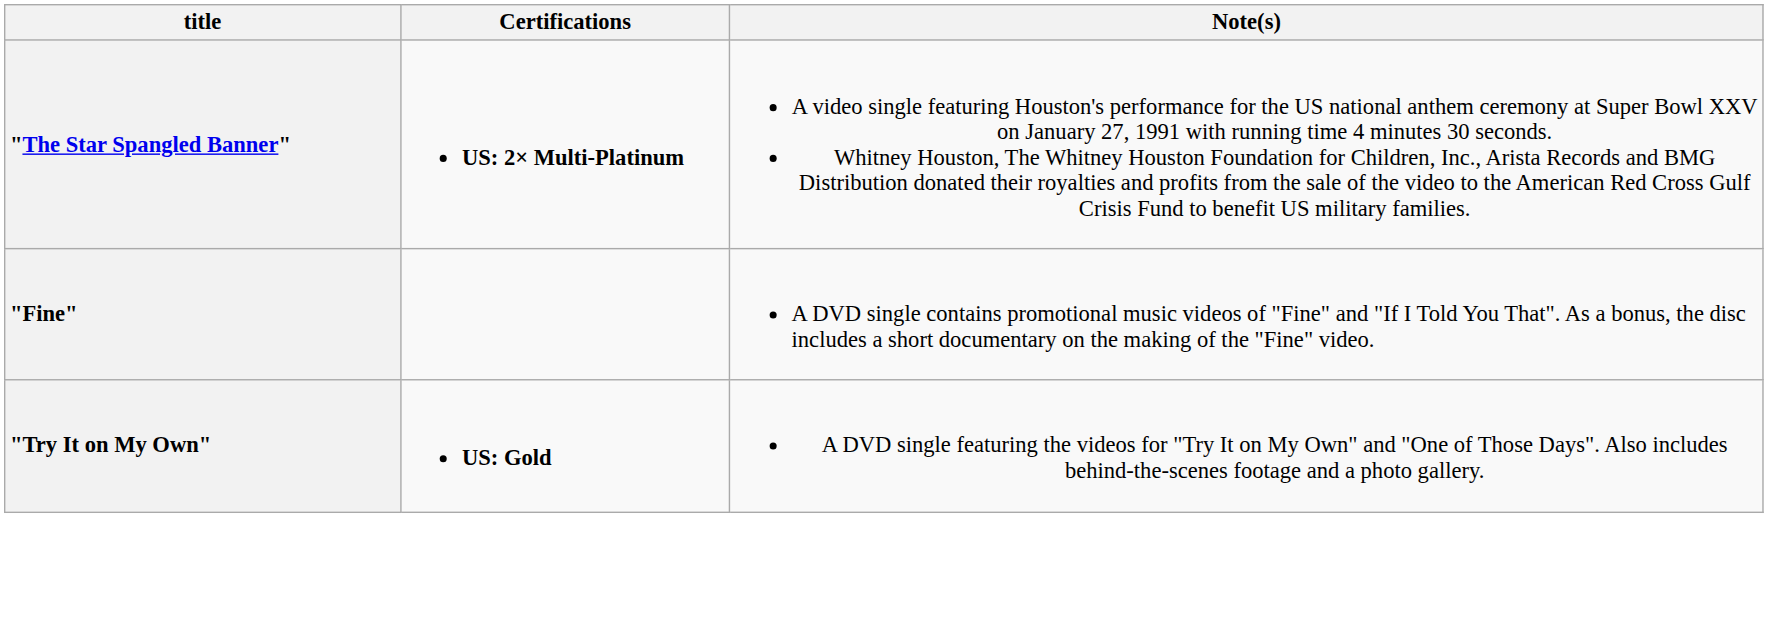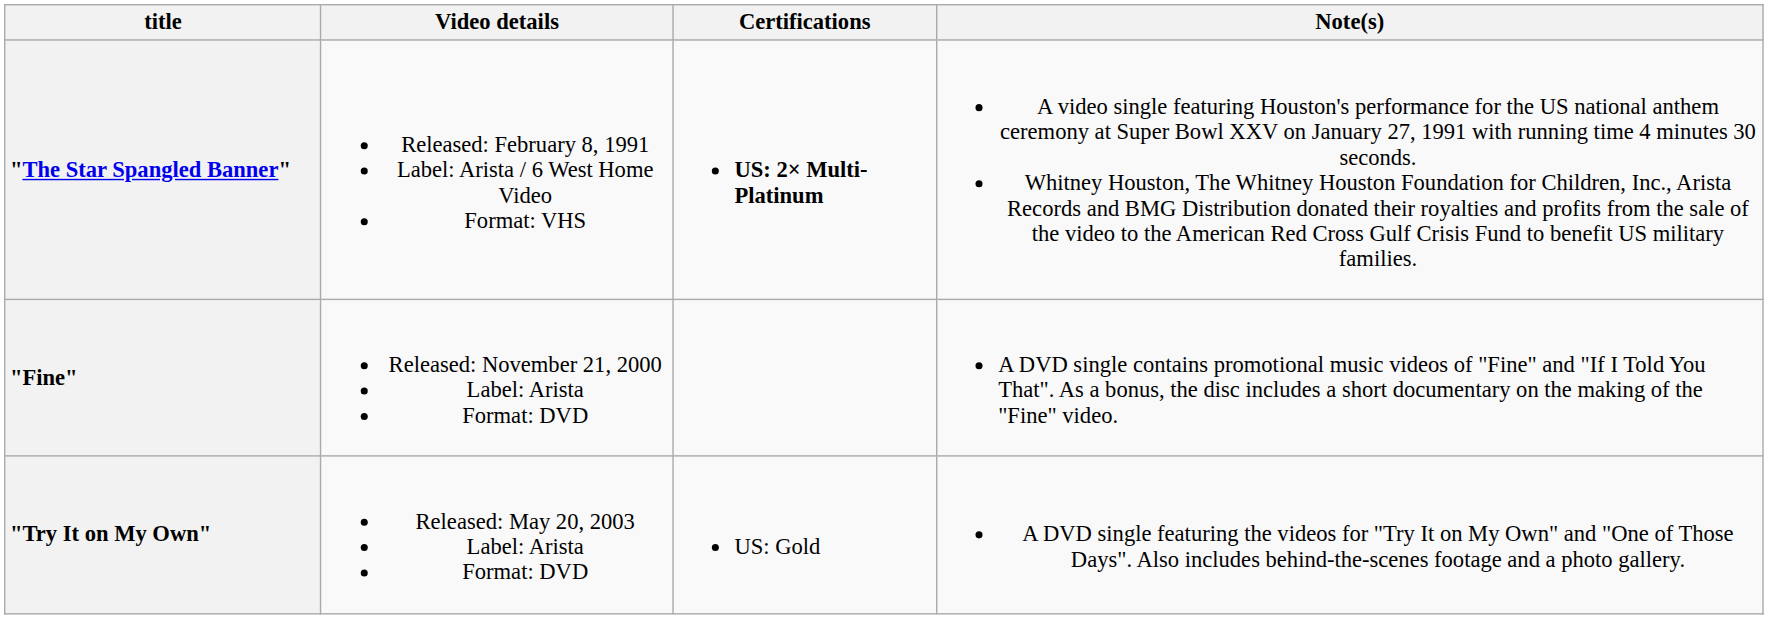+ column: (497, 22)
(565, 458) bold -> (805, 547) normal
